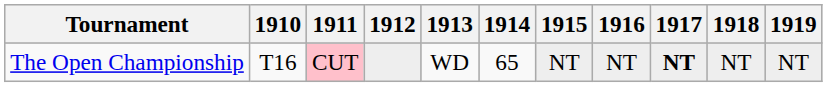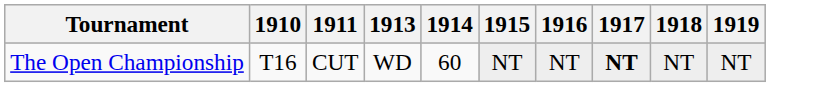- column: (392, 23)
(335, 62) pink background -> (335, 62) no background
(507, 62) 65 -> (450, 62) 60
